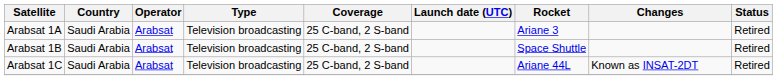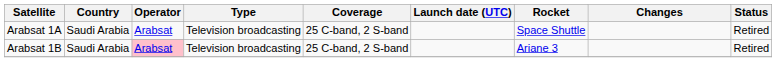(538, 30) Ariane 3 -> (551, 30) Space Shuttle
(154, 48) no background -> (153, 48) pink background
(552, 48) Space Shuttle -> (537, 48) Ariane 3
- row: (35, 65)
